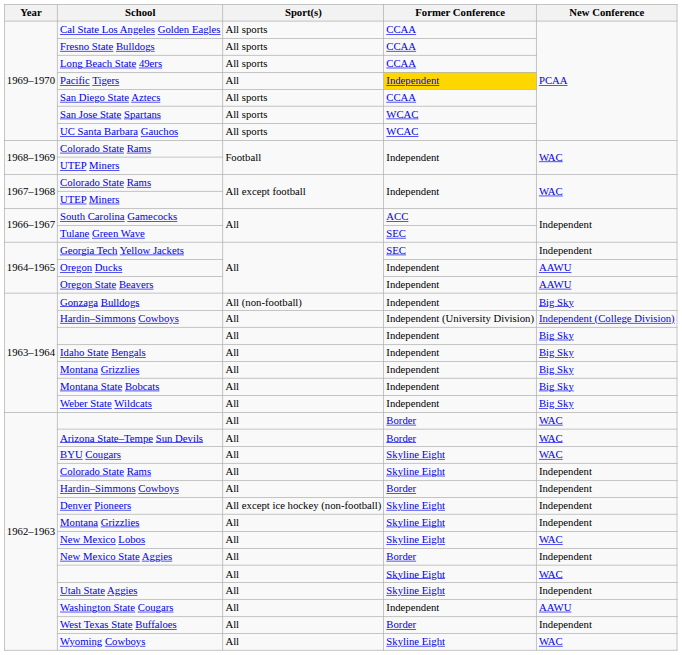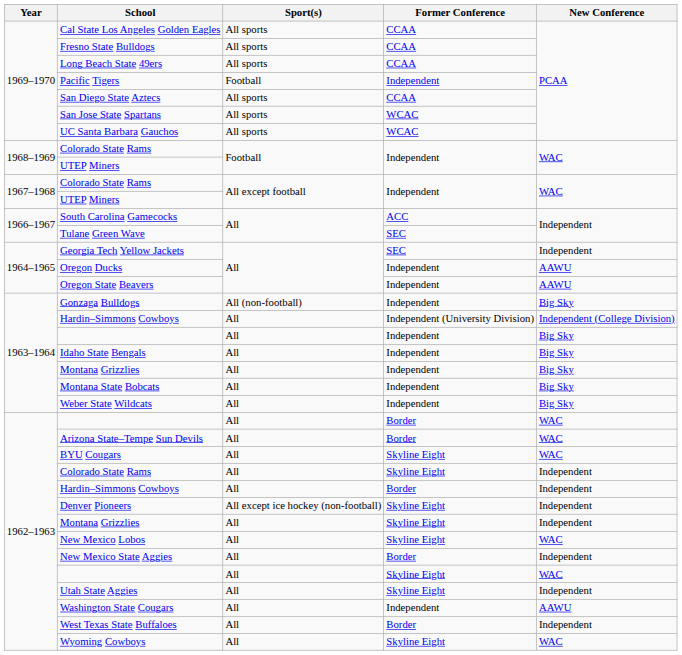(232, 81) All -> (243, 81) Football
(413, 81) gold background -> (413, 81) no background
